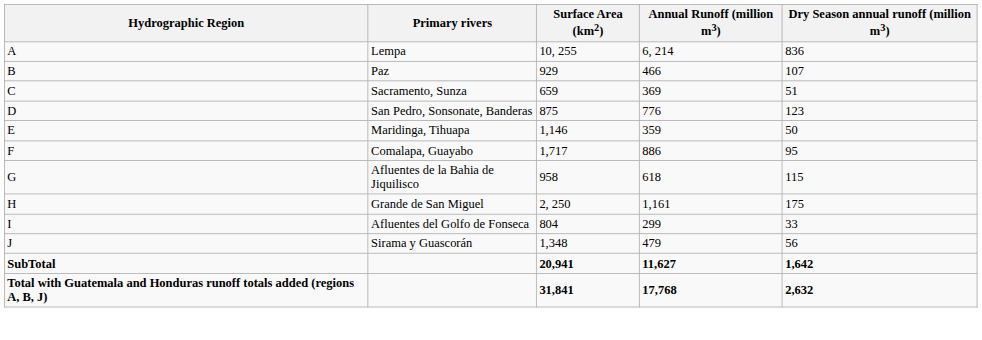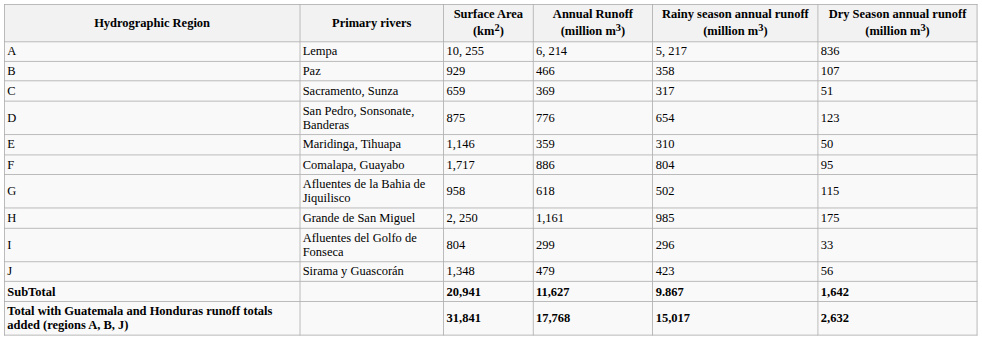+ column: (735, 23)
